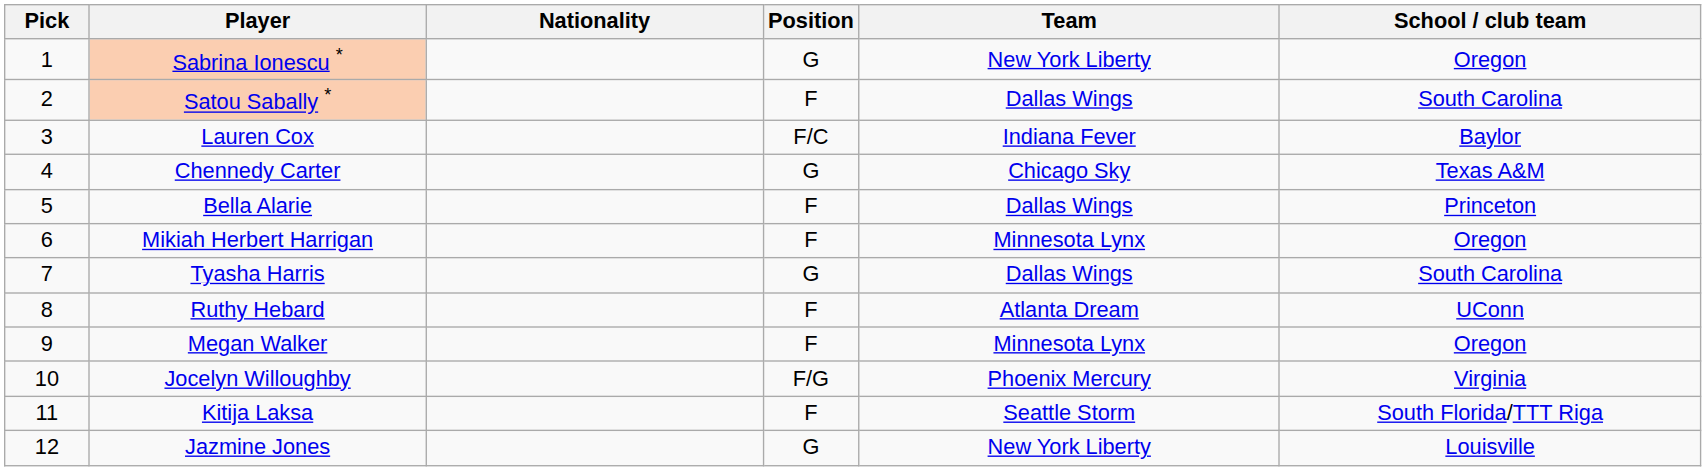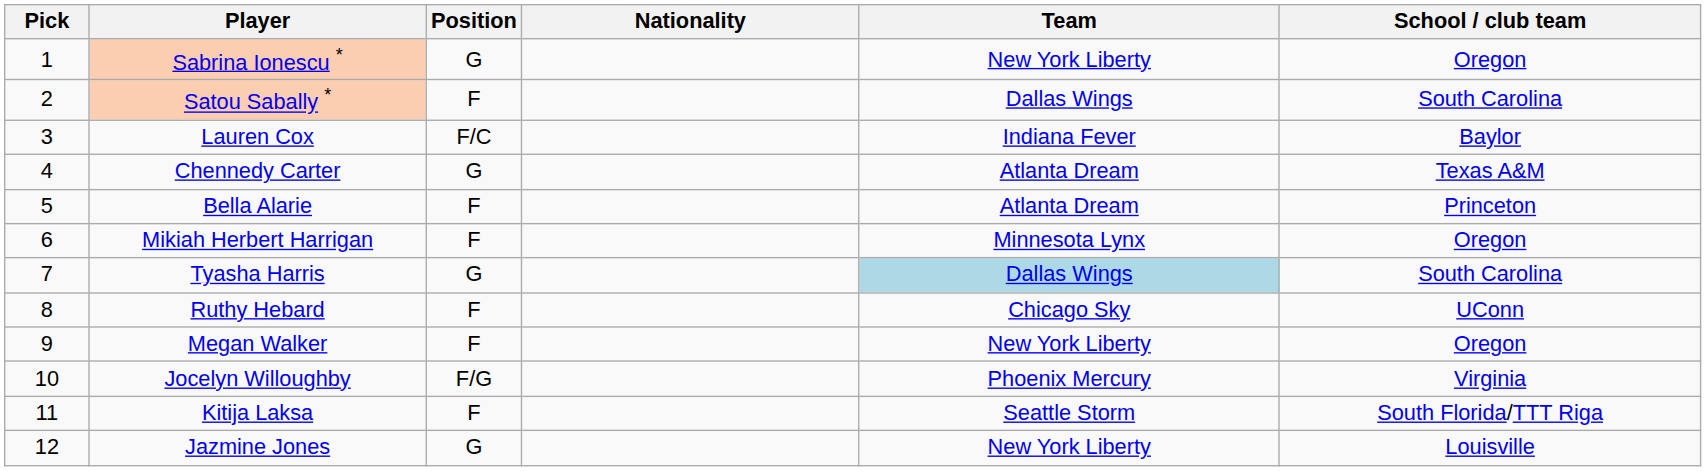columns swapped: (811, 21) <-> (595, 21)
(1069, 171) Chicago Sky -> (1069, 171) Atlanta Dream
(1069, 206) Dallas Wings -> (1069, 206) Atlanta Dream
(1069, 275) no background -> (1069, 275) lightblue background
(1069, 309) Atlanta Dream -> (1069, 309) Chicago Sky
(1069, 344) Minnesota Lynx -> (1069, 344) New York Liberty
